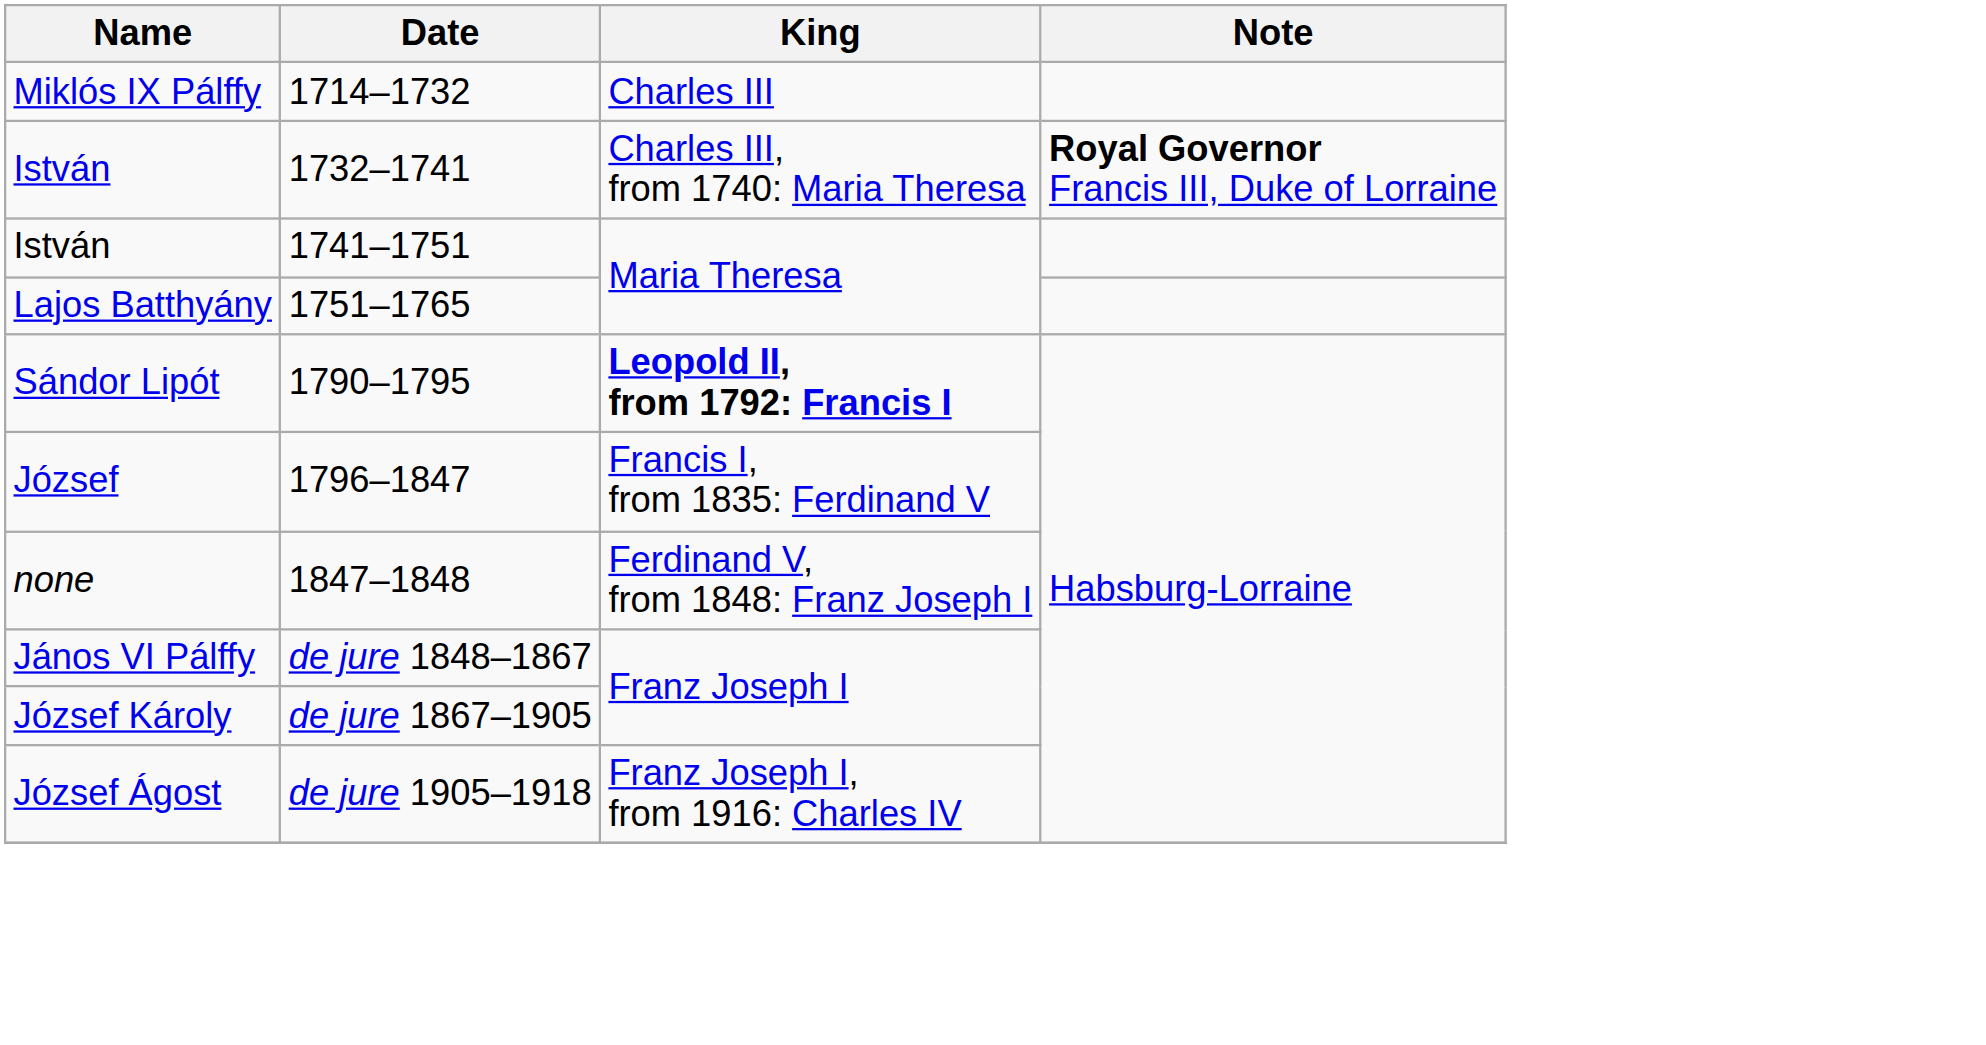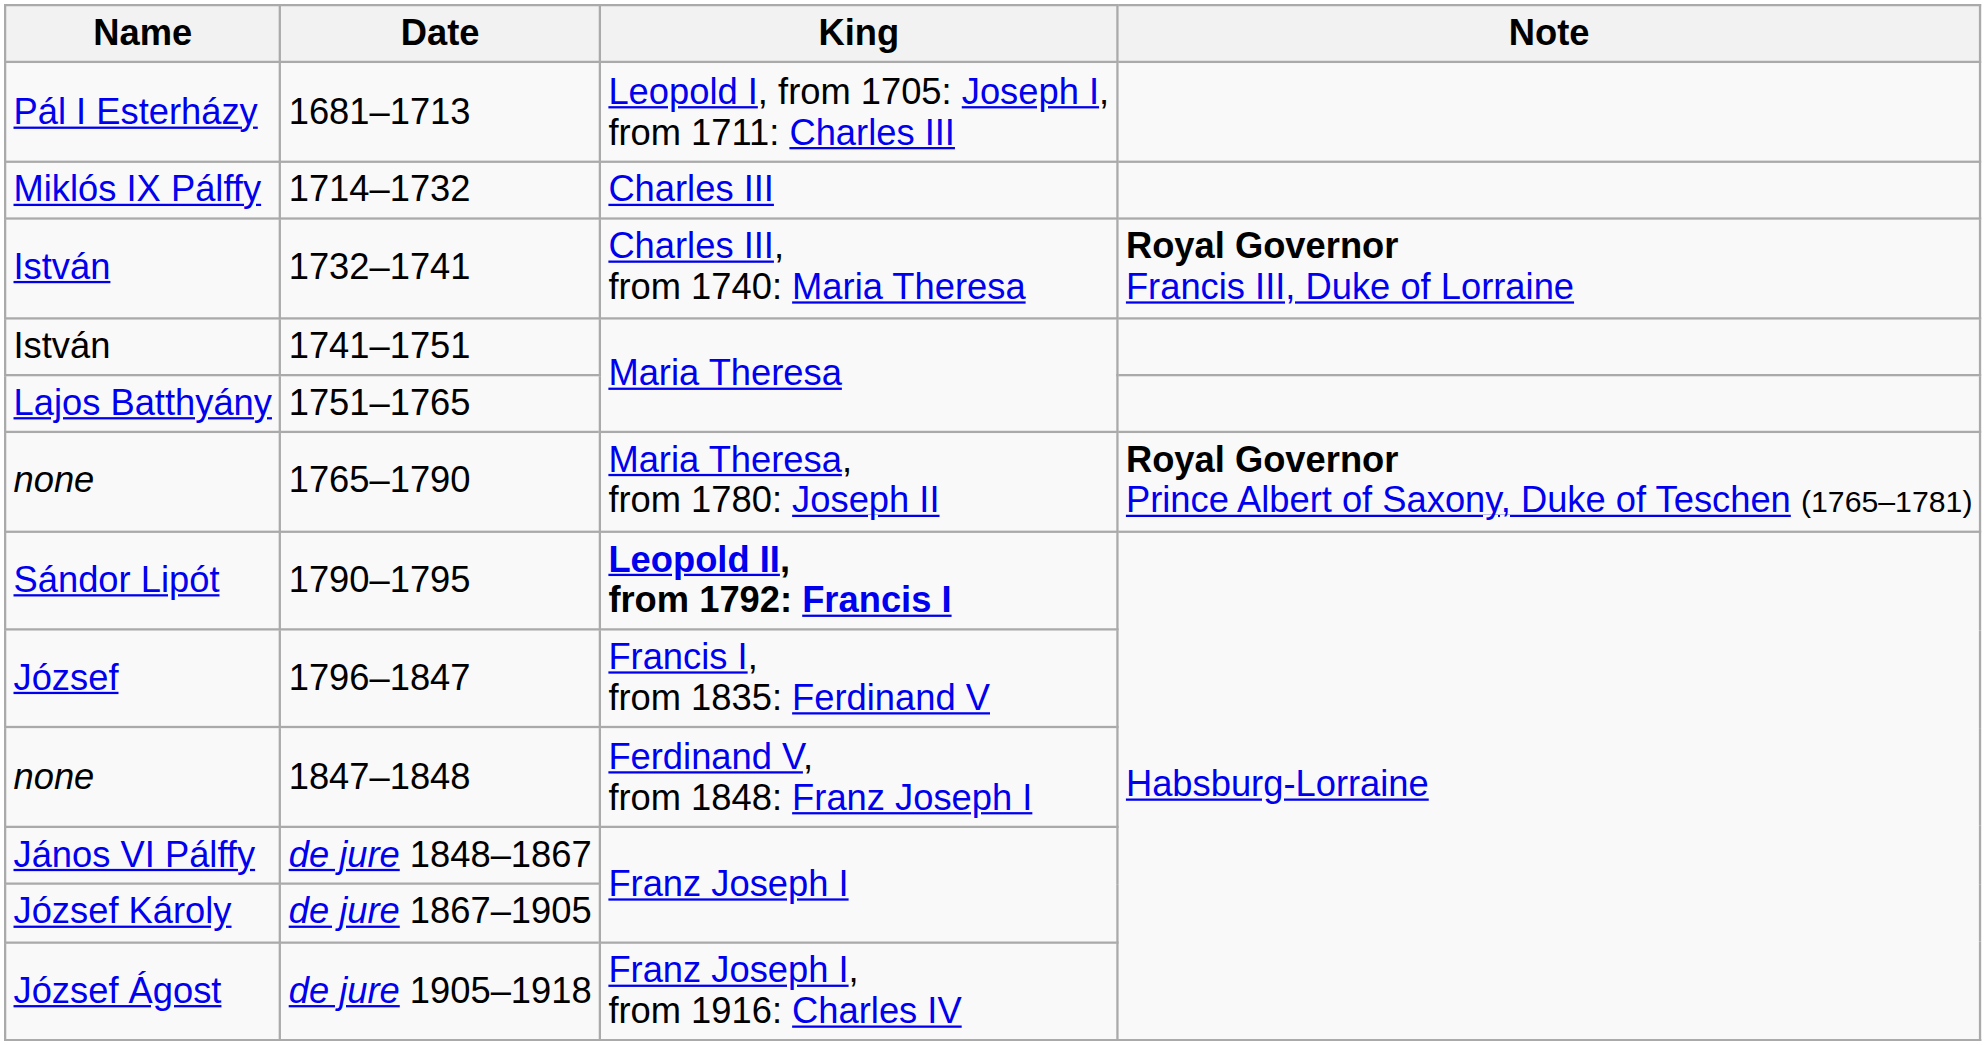+ row: (380, 111)
+ row: (380, 481)
